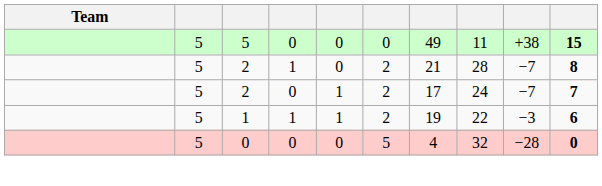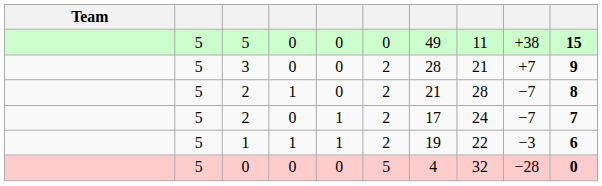+ row: (245, 67)
